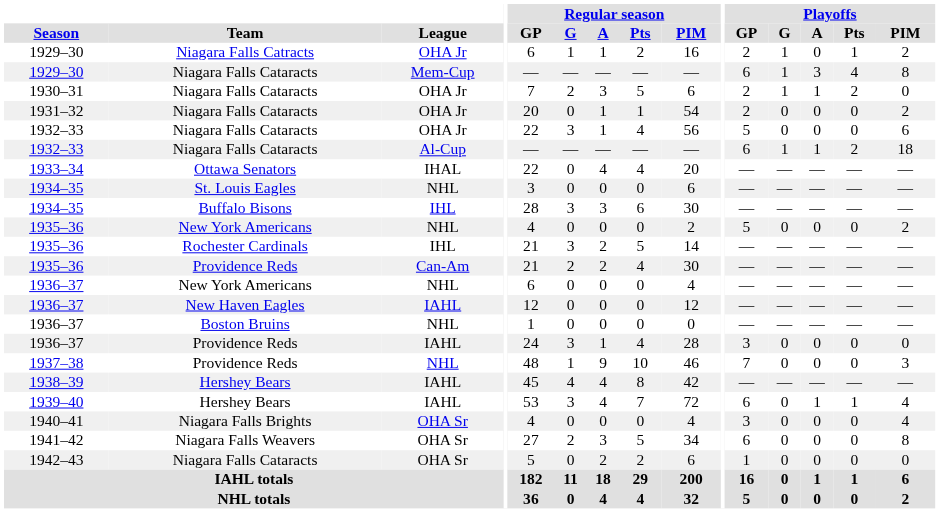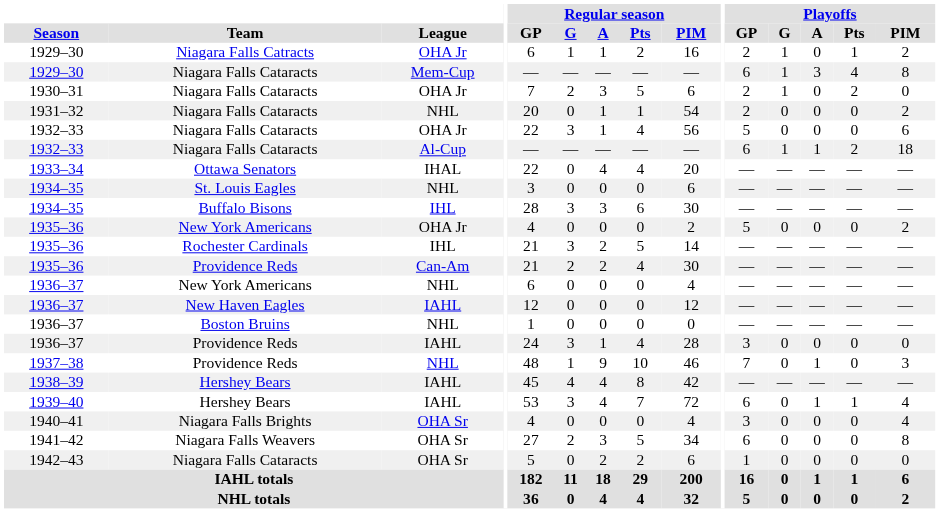(817, 91) 1 -> (817, 91) 0
(443, 110) OHA Jr -> (443, 110) NHL
(443, 227) NHL -> (443, 227) OHA Jr
(817, 362) 0 -> (817, 362) 1
